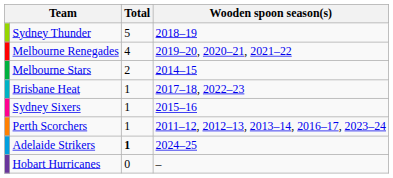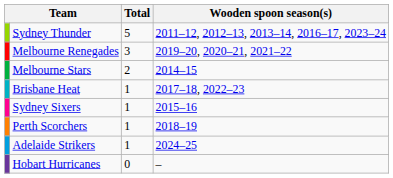(176, 32) 2018–19 -> (271, 32) 2011–12, 2012–13, 2013–14, 2016–17, 2023–24
(127, 51) 4 -> (127, 51) 3
(271, 126) 2011–12, 2012–13, 2013–14, 2016–17, 2023–24 -> (176, 126) 2018–19
(127, 145) bold -> (127, 145) normal
